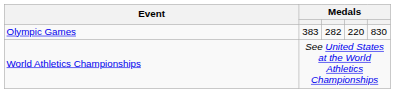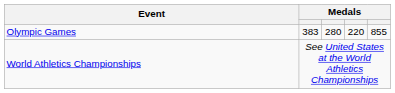(333, 32) 282 -> (333, 32) 280
(379, 32) 830 -> (379, 32) 855
